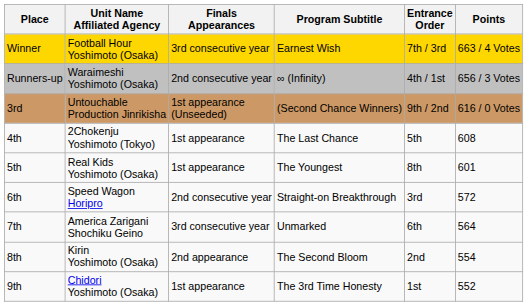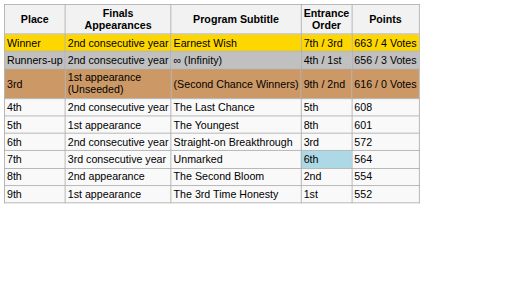- column: (117, 19)
(220, 49) 3rd consecutive year -> (118, 43) 2nd consecutive year
(208, 138) 1st appearance -> (118, 107) 2nd consecutive year
(414, 227) no background -> (311, 159) lightblue background
